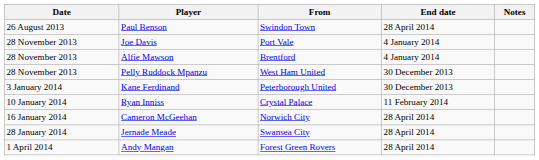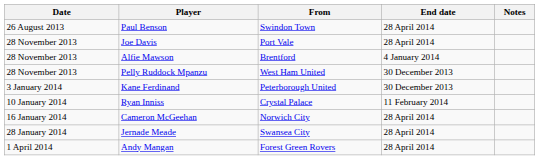(411, 42) 4 January 2014 -> (409, 42) 28 April 2014
